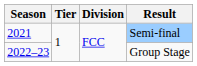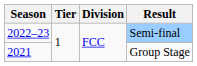(19, 33) 2021 -> (28, 33) 2022–23
(28, 52) 2022–23 -> (19, 52) 2021
